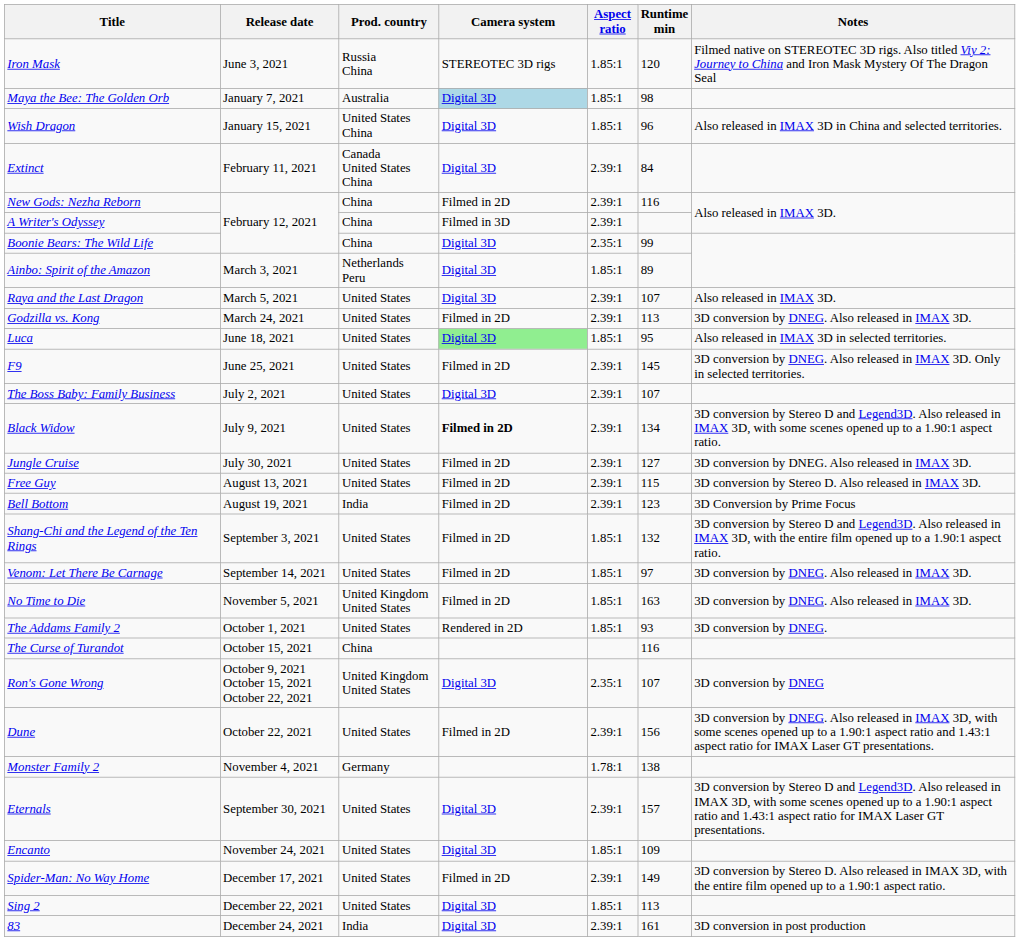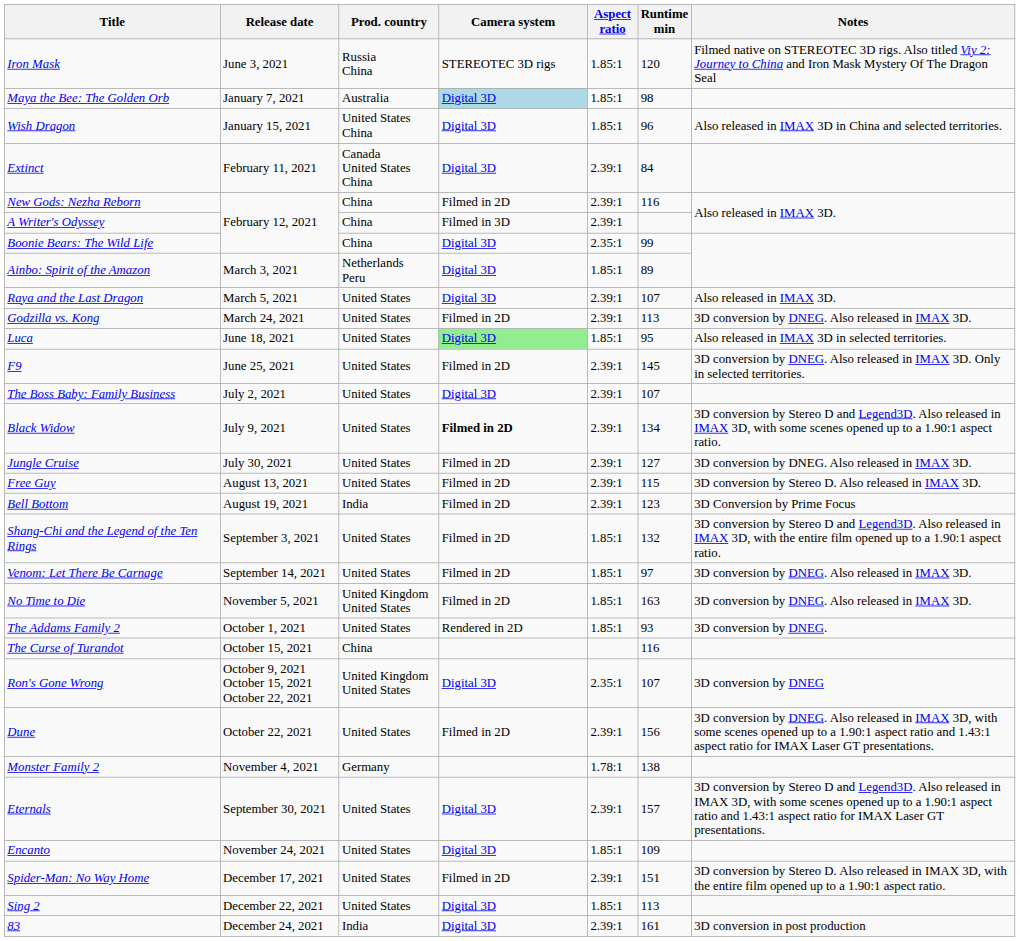(650, 878) 149 -> (650, 878) 151
